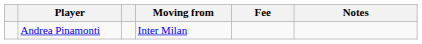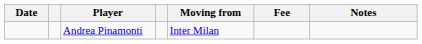+ column: (26, 13)
